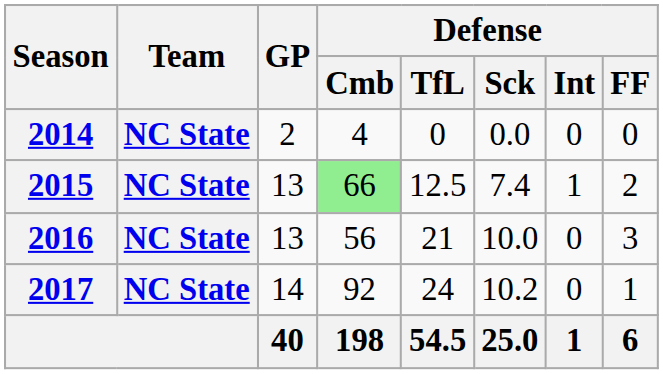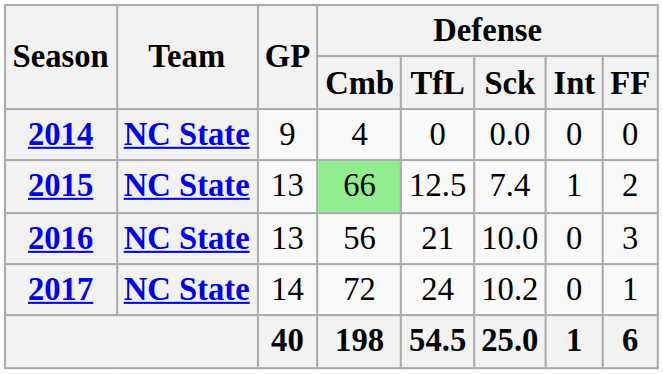(287, 133) 2 -> (287, 133) 9
(360, 289) 92 -> (360, 289) 72
